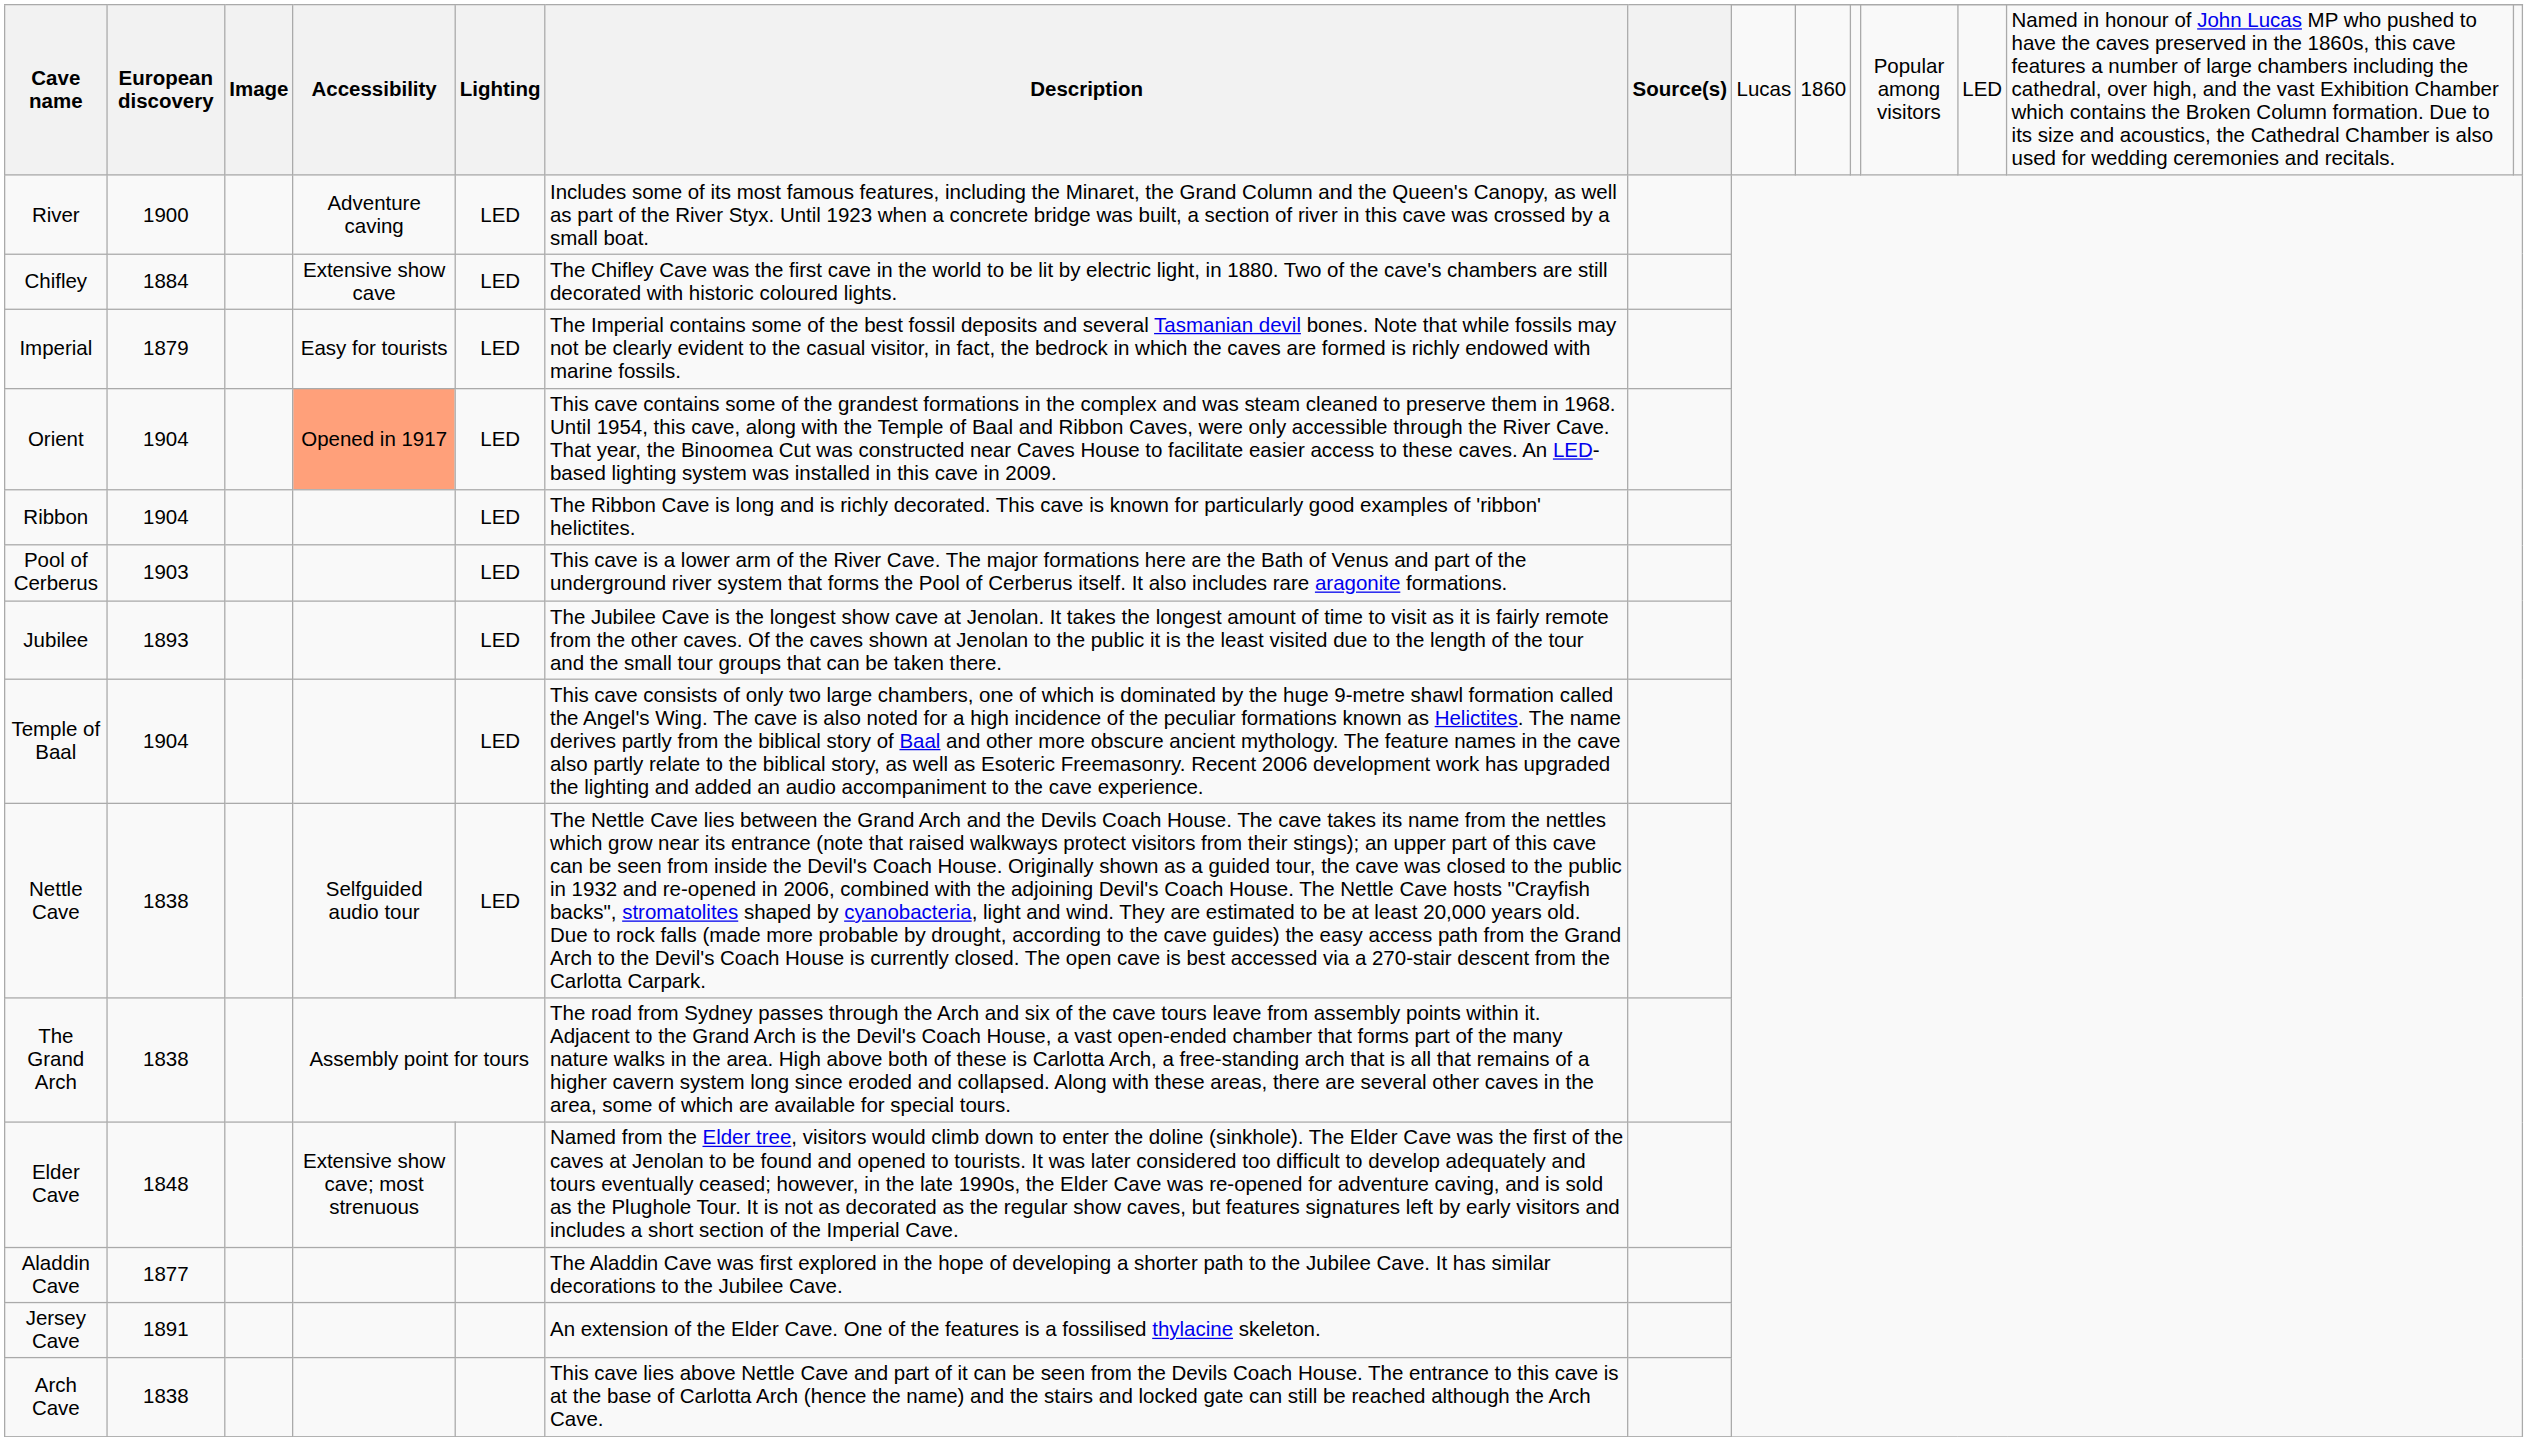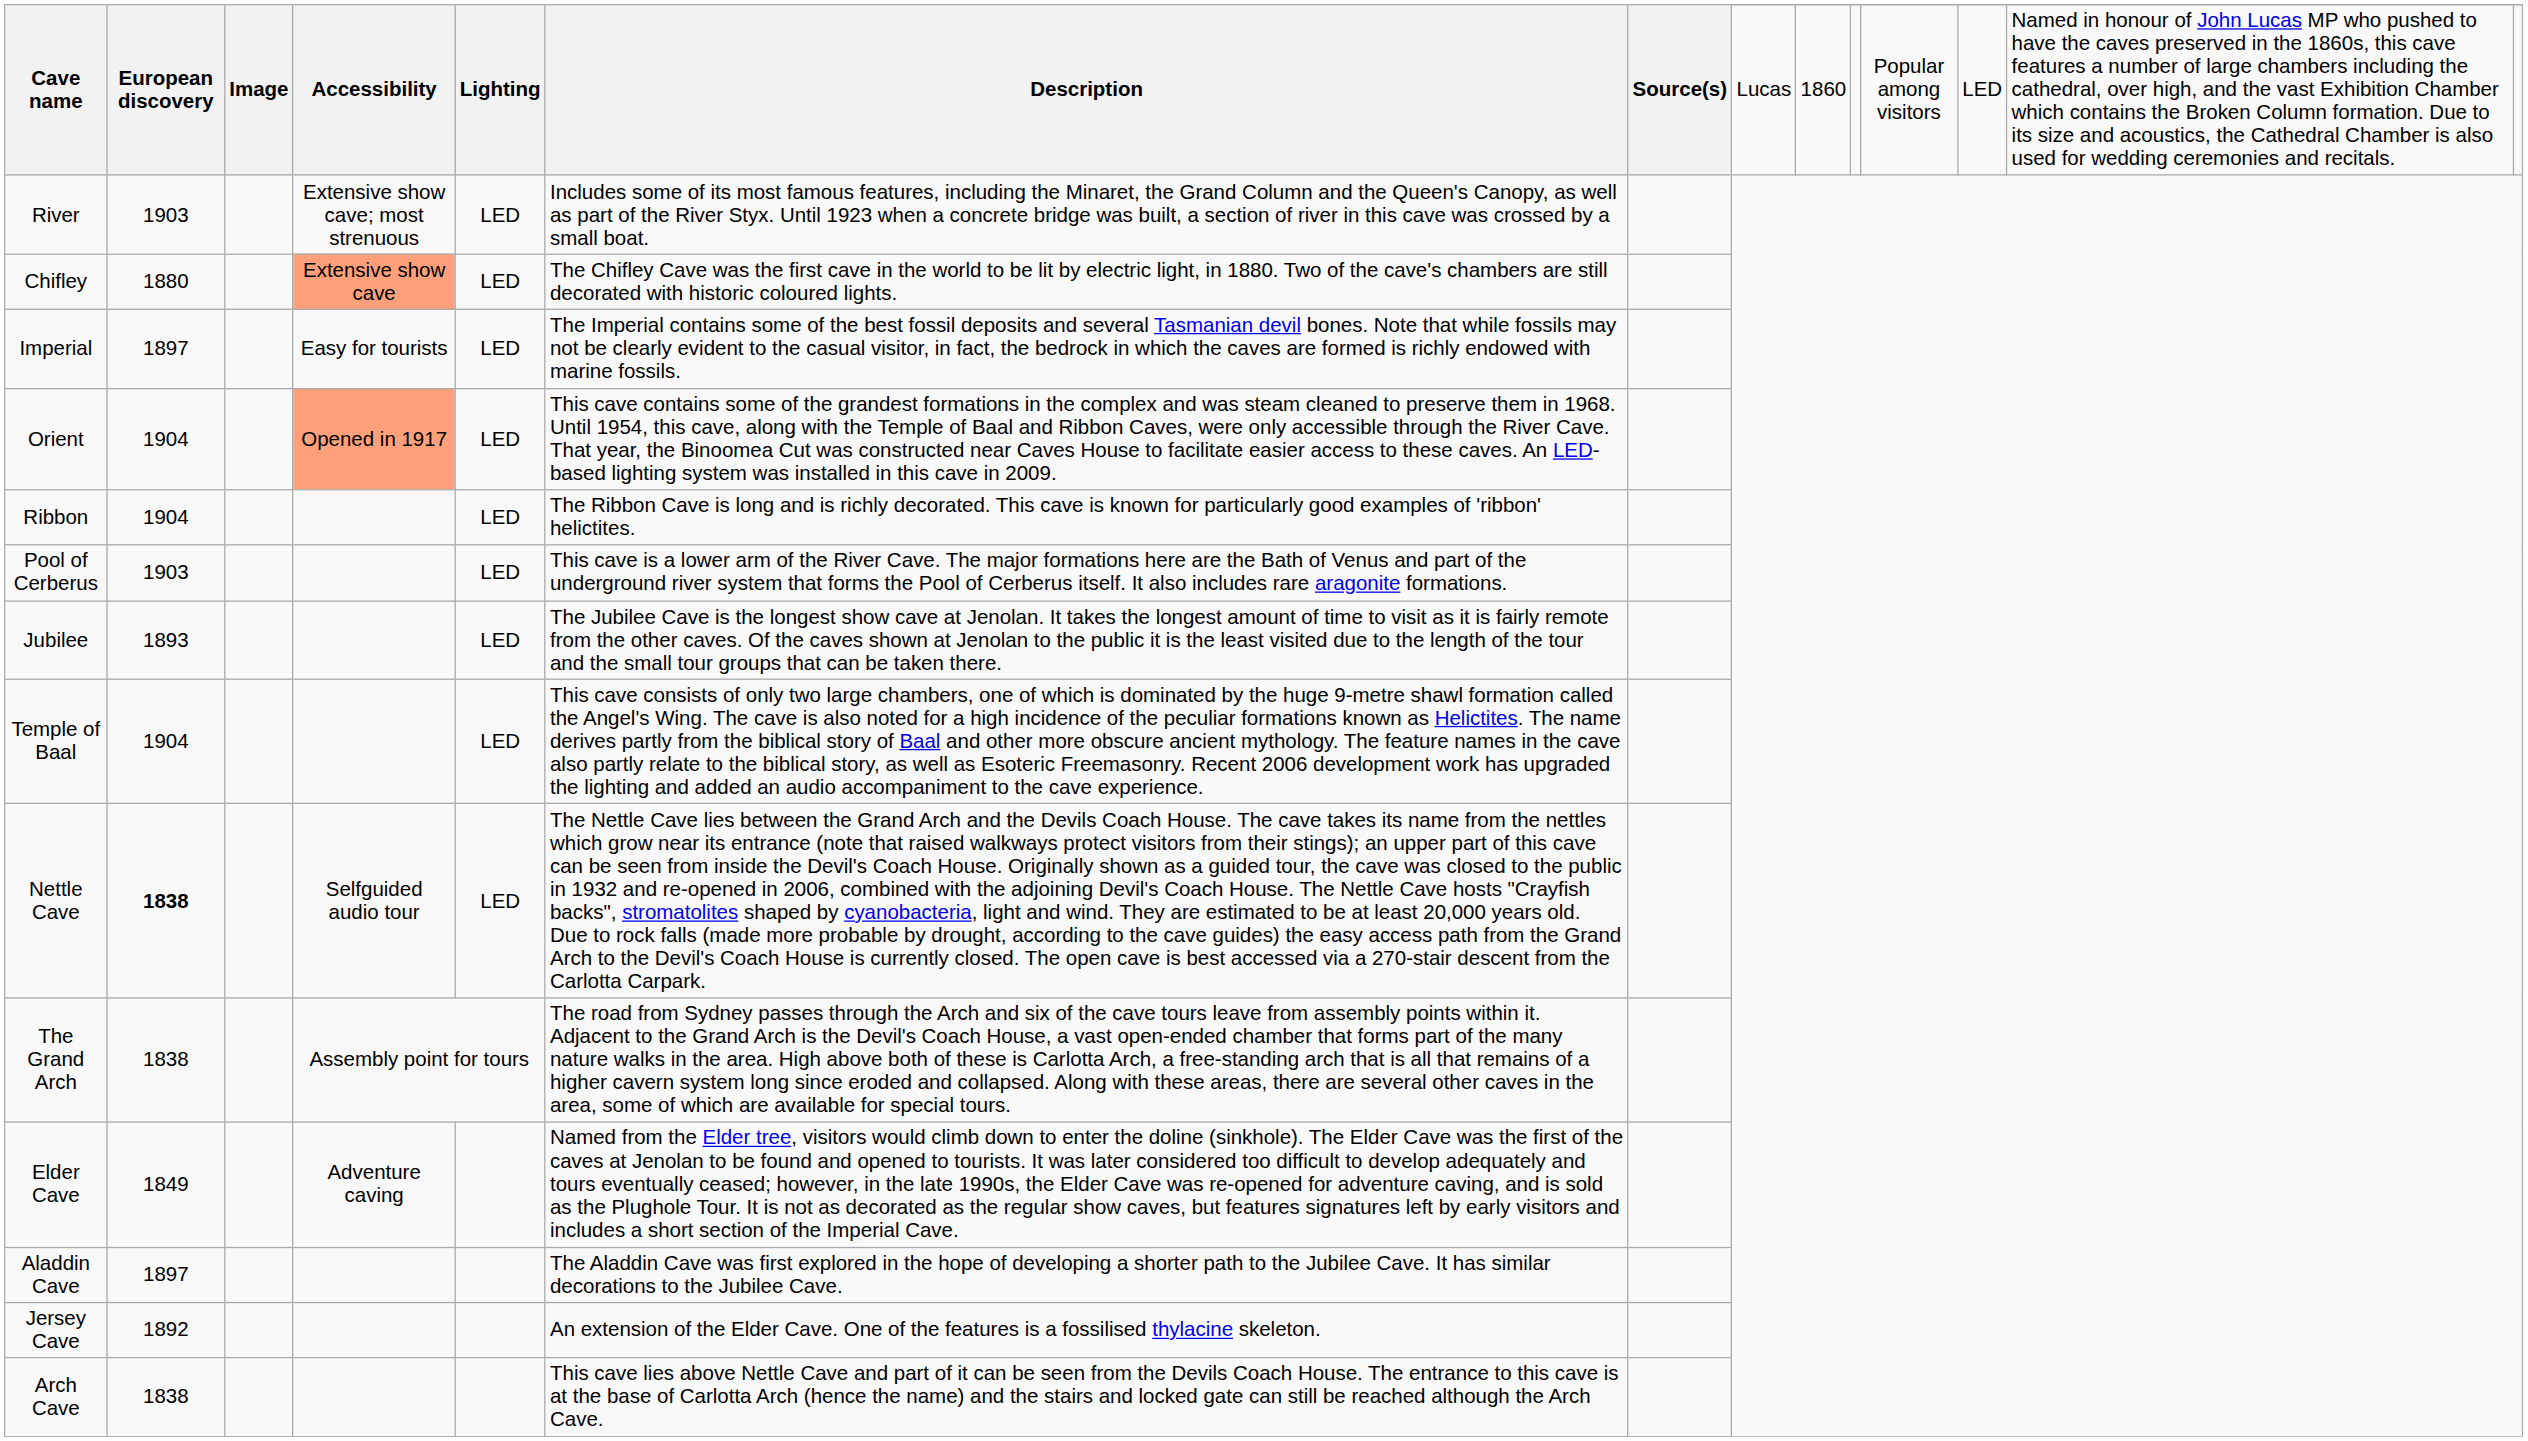(166, 214) 1900 -> (166, 214) 1903
(374, 214) Adventure caving -> (374, 214) Extensive show cave; most strenuous
(166, 281) 1884 -> (166, 281) 1880
(374, 281) no background -> (374, 281) lightsalmon background
(166, 348) 1879 -> (166, 348) 1897
(166, 900) normal -> (166, 900) bold
(166, 1184) 1848 -> (166, 1184) 1849
(374, 1184) Extensive show cave; most strenuous -> (374, 1184) Adventure caving
(166, 1274) 1877 -> (166, 1274) 1897
(166, 1330) 1891 -> (166, 1330) 1892
